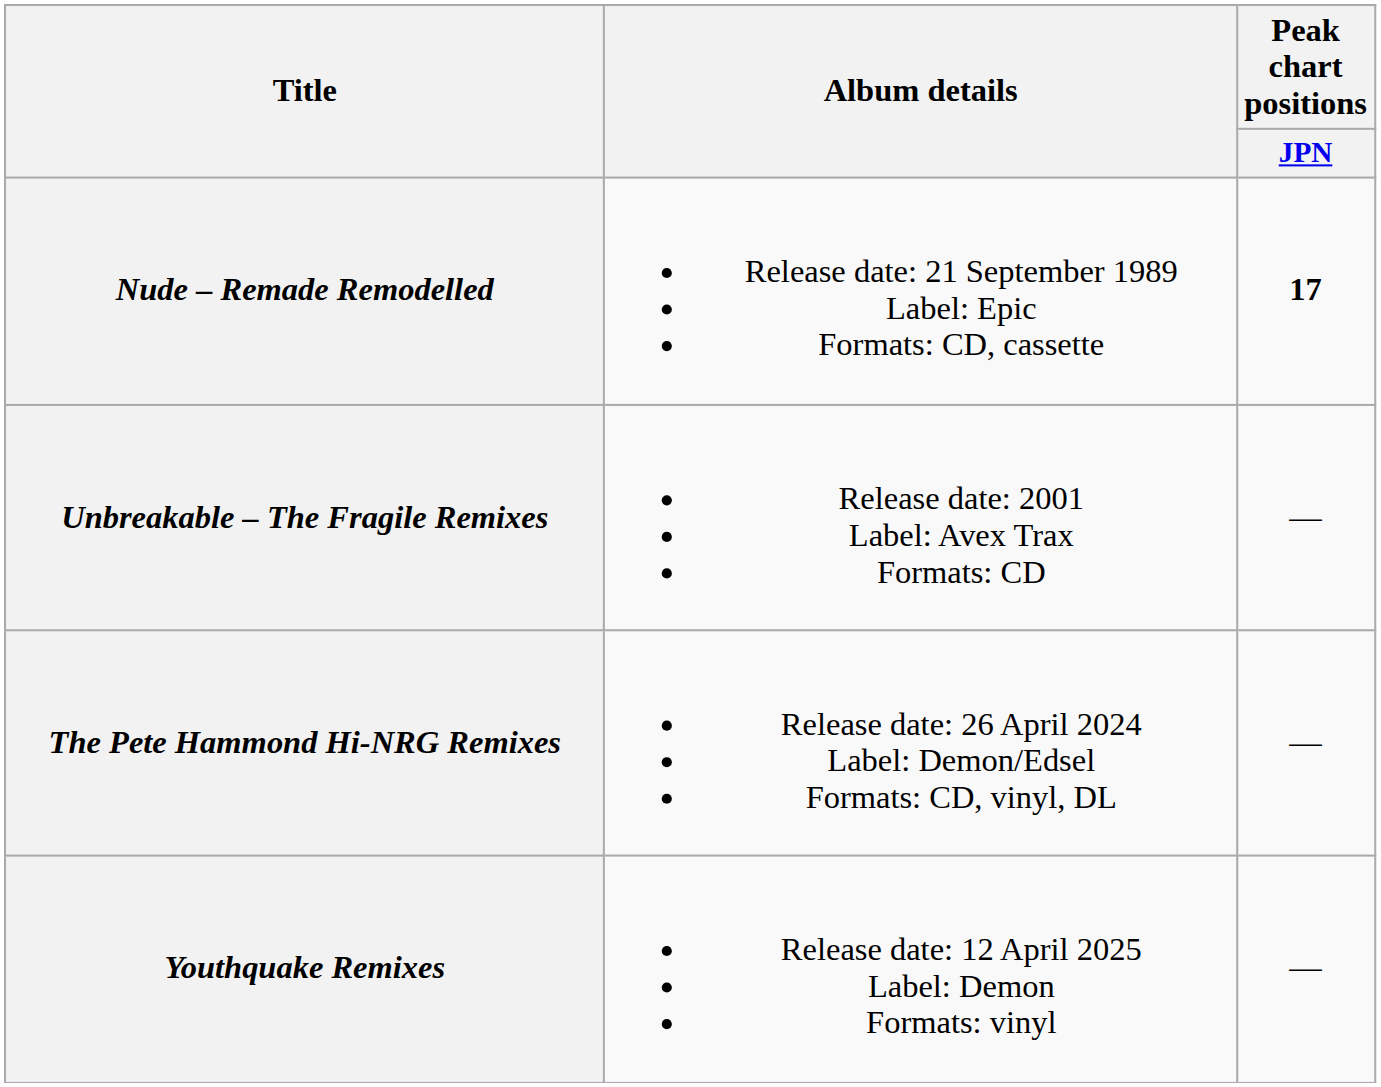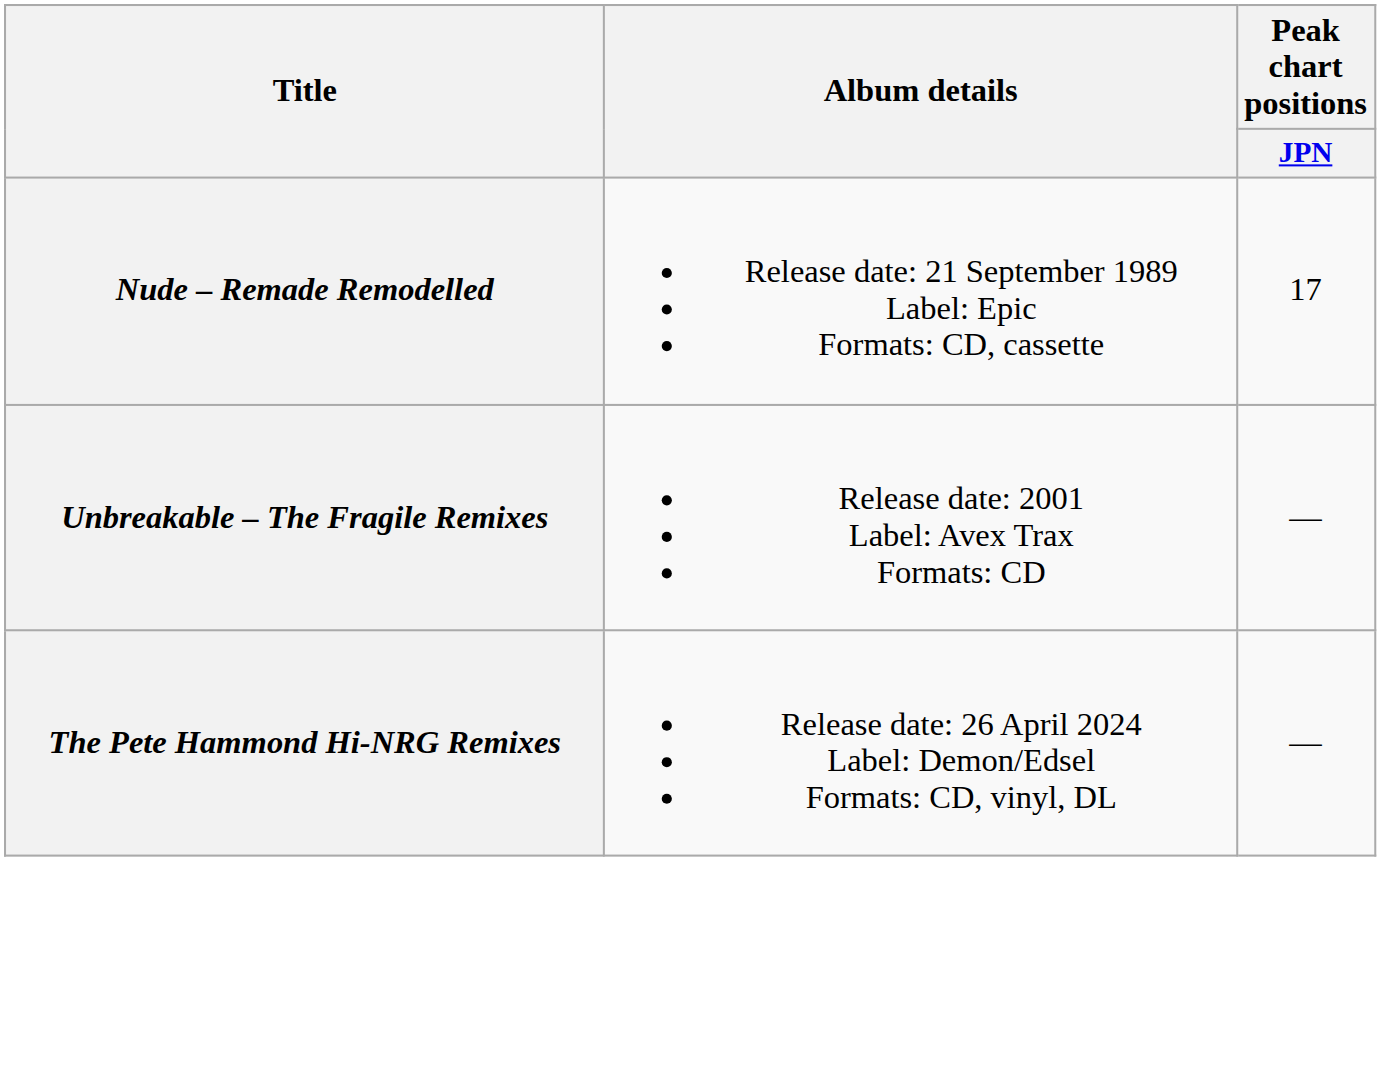(1306, 290) bold -> (1306, 290) normal
- row: (305, 968)
